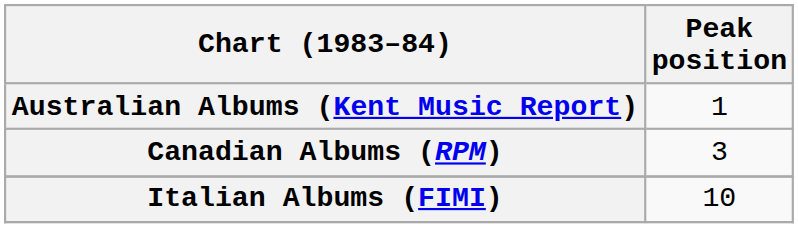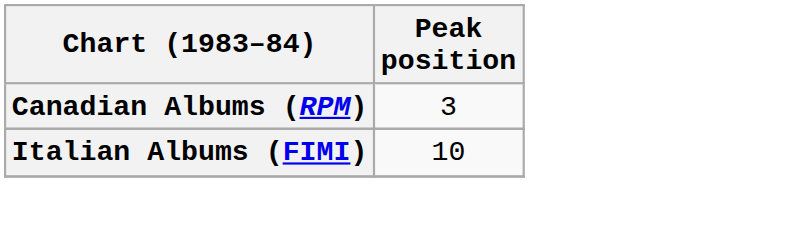- row: (325, 107)
